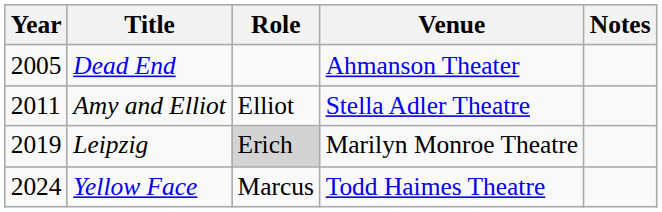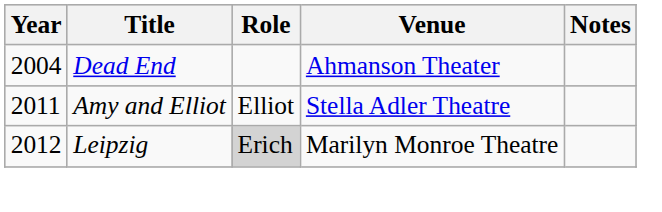(36, 65) 2005 -> (36, 65) 2004
(36, 145) 2019 -> (36, 145) 2012
- row: (135, 186)
